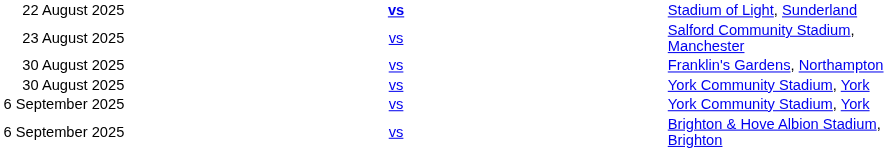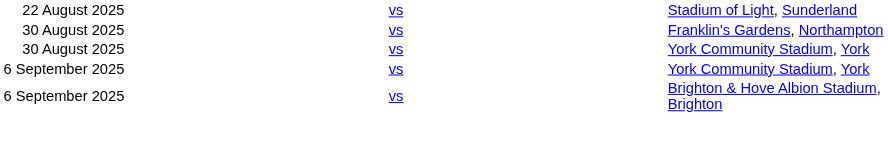(396, 10) bold -> (396, 10) normal
- row: (73, 38)
